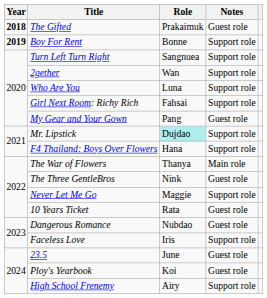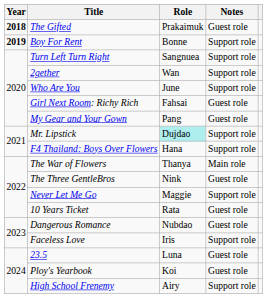(172, 88) Luna -> (171, 88) June
(232, 103) Support role -> (228, 103) Guest role
(171, 255) June -> (172, 255) Luna
